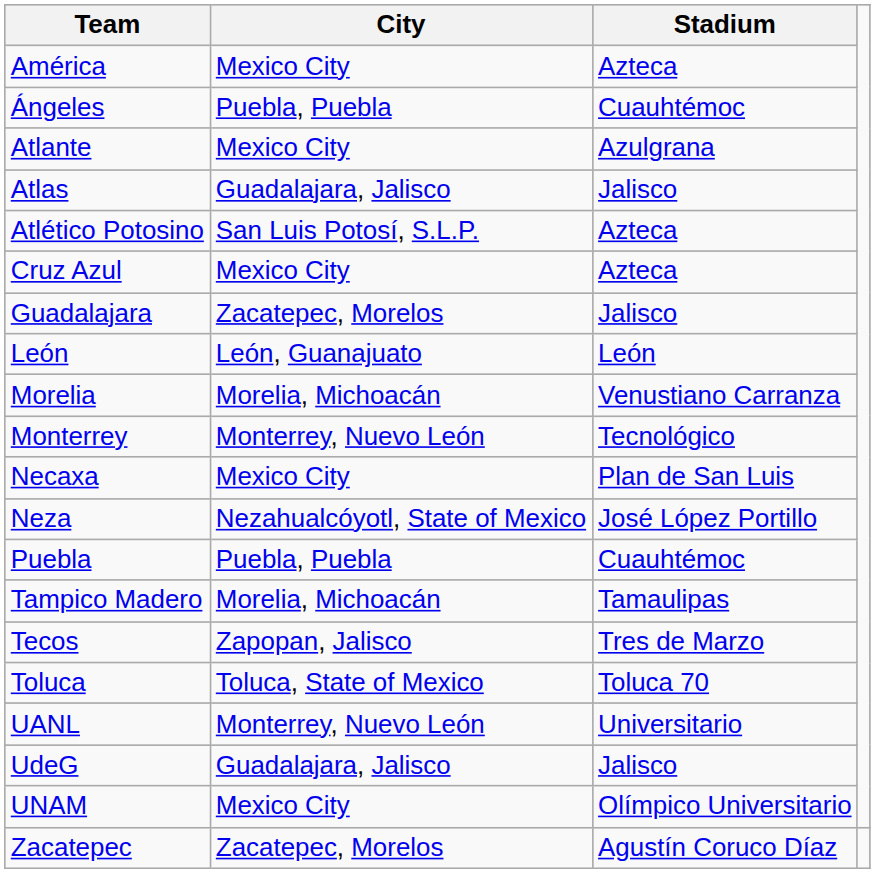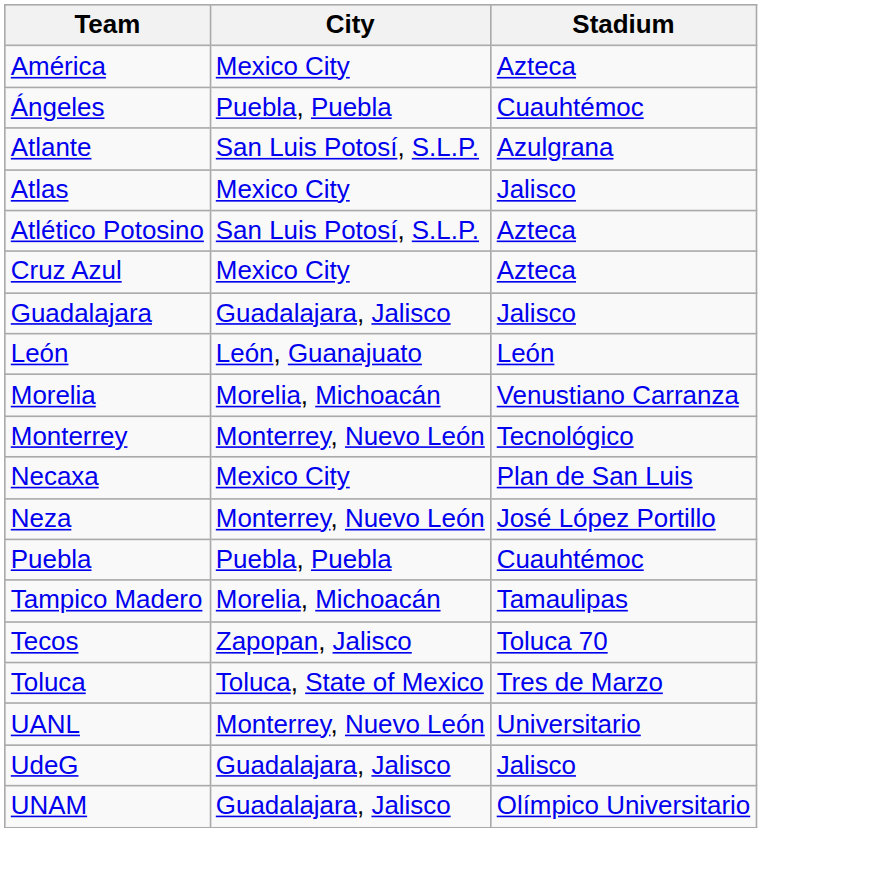(283, 148) Mexico City -> (347, 148) San Luis Potosí, S.L.P.
(333, 189) Guadalajara, Jalisco -> (283, 189) Mexico City
(330, 312) Zacatepec, Morelos -> (333, 312) Guadalajara, Jalisco
(401, 518) Nezahualcóyotl, State of Mexico -> (350, 518) Monterrey, Nuevo León
(681, 641) Tres de Marzo -> (552, 641) Toluca 70
(654, 682) Toluca 70 -> (580, 682) Tres de Marzo
(283, 806) Mexico City -> (333, 806) Guadalajara, Jalisco
- row: (71, 847)
